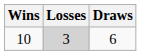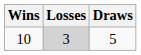(113, 38) 6 -> (113, 38) 5
